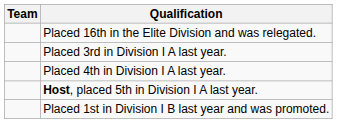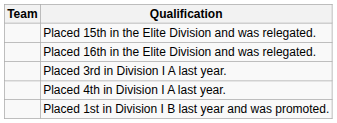+ row: (180, 33)
- row: (151, 90)
